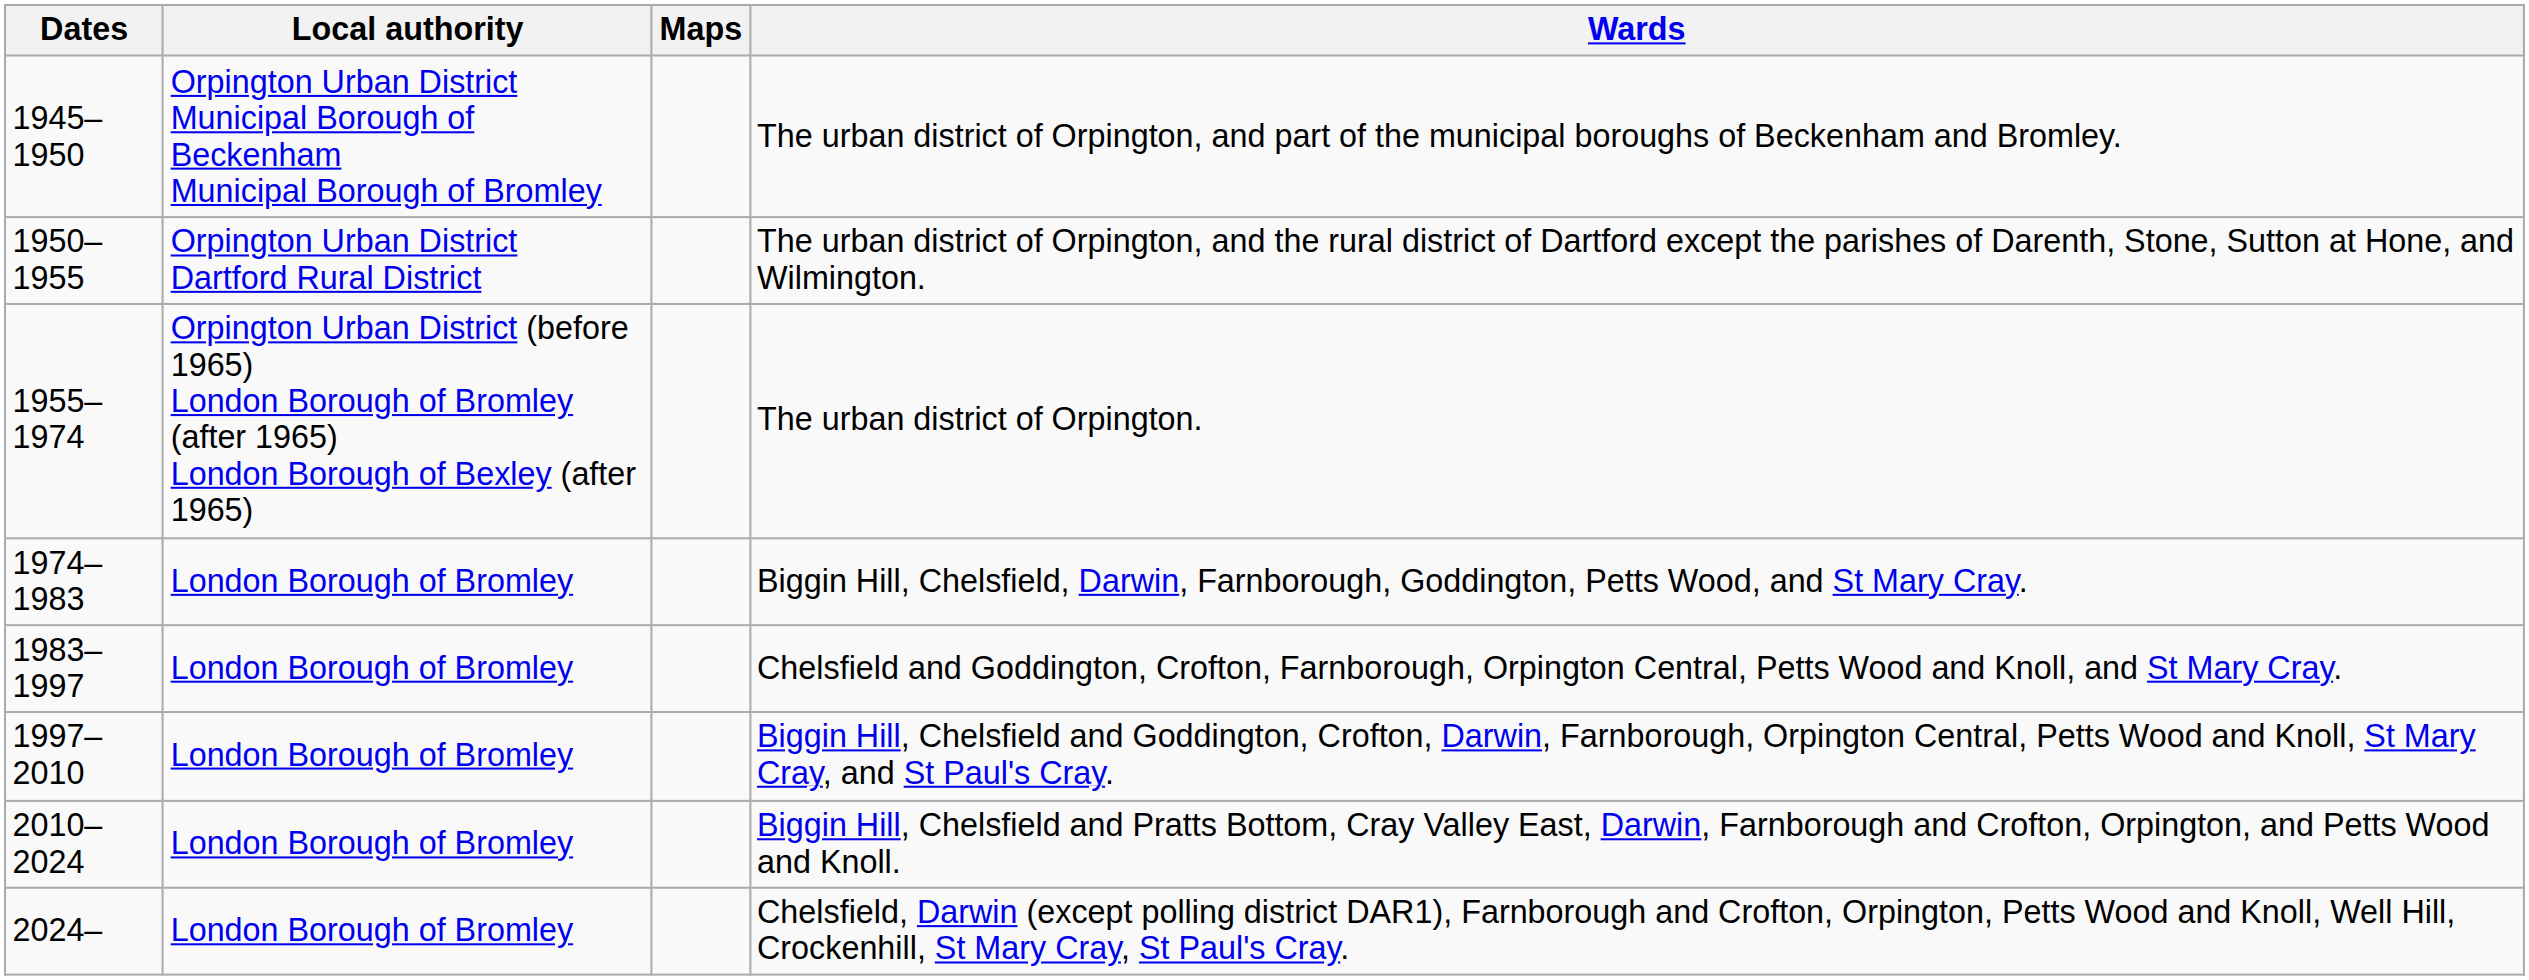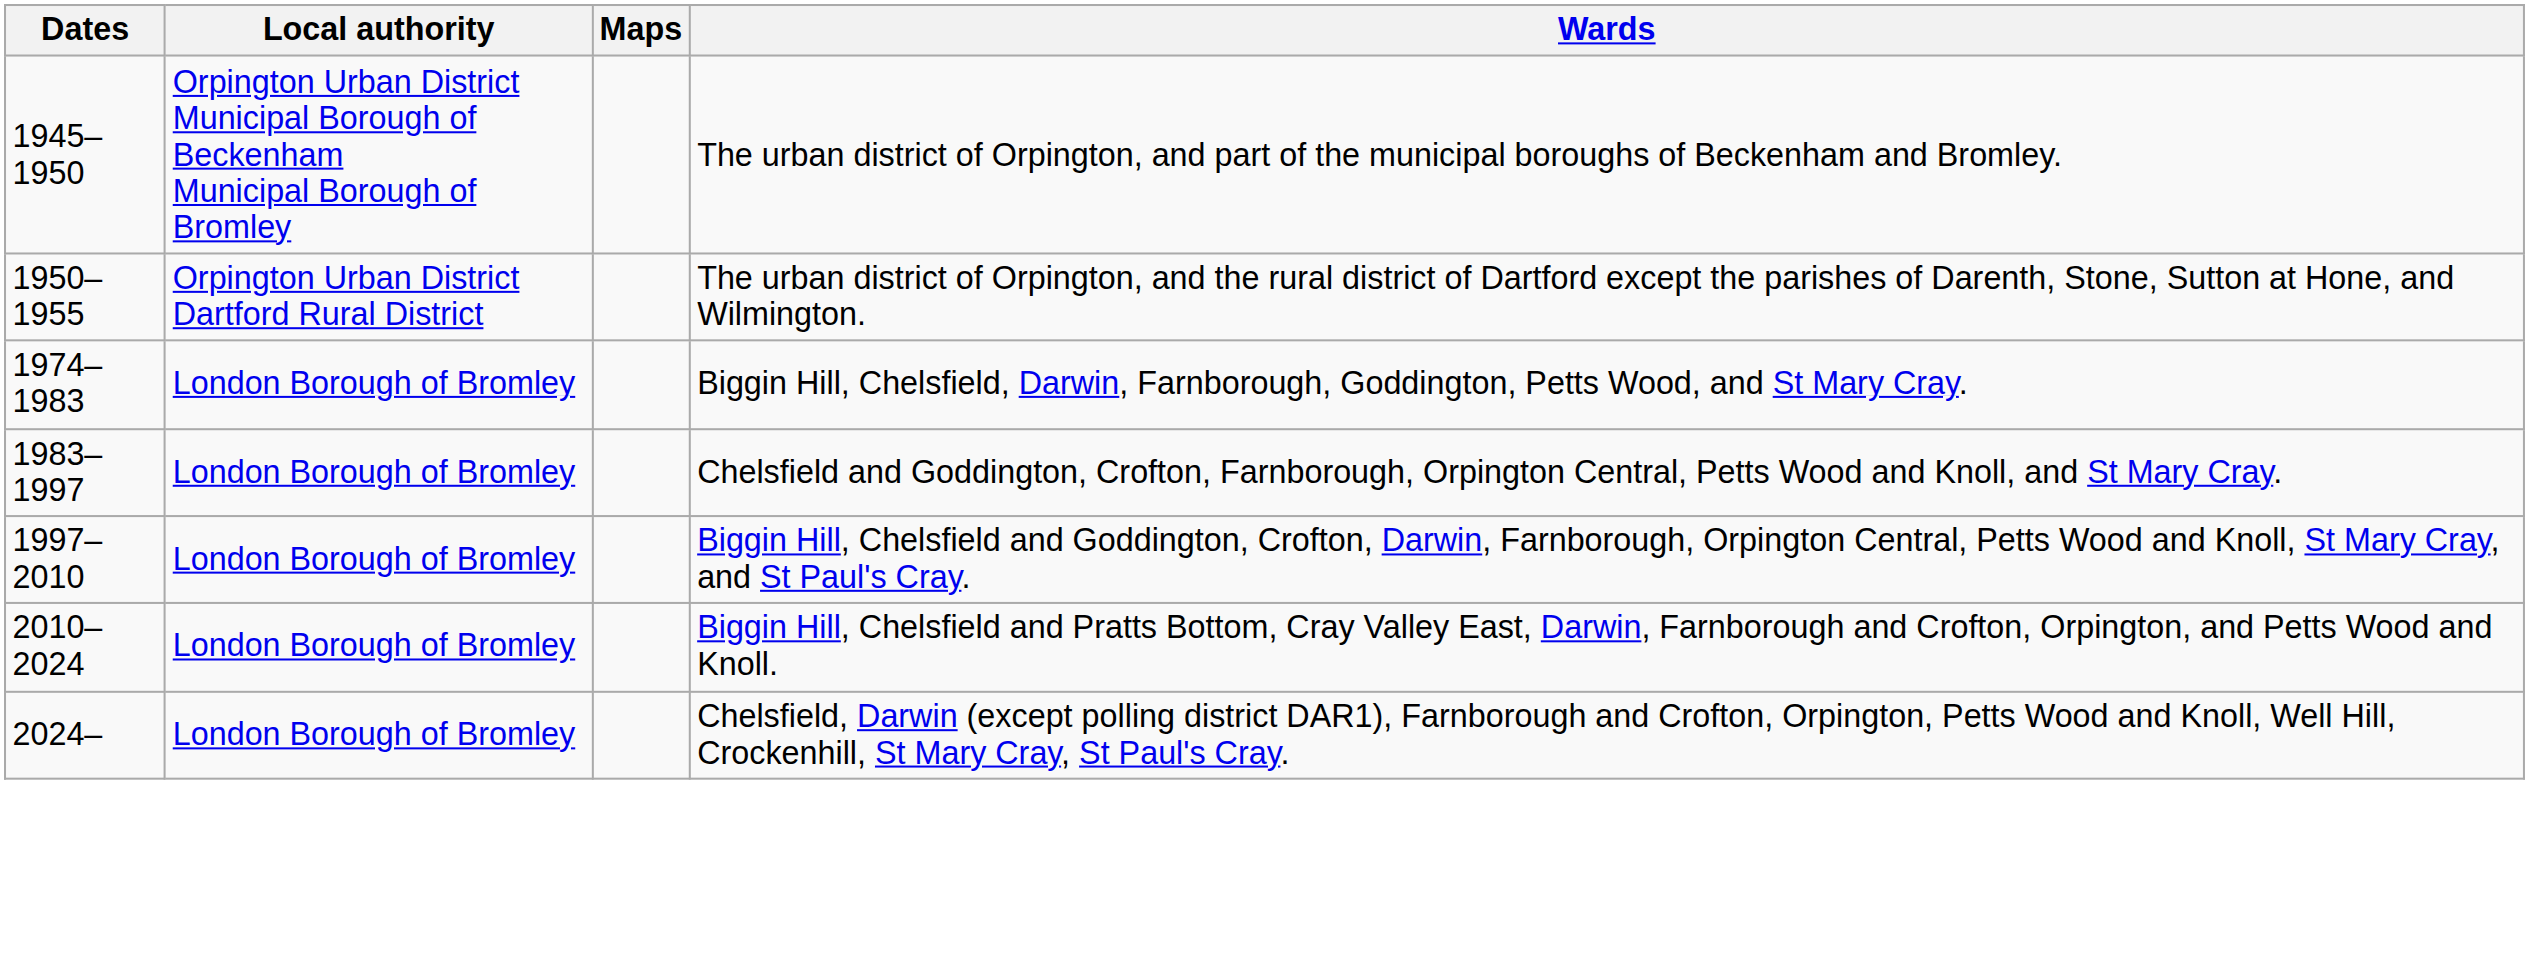- row: (980, 420)
